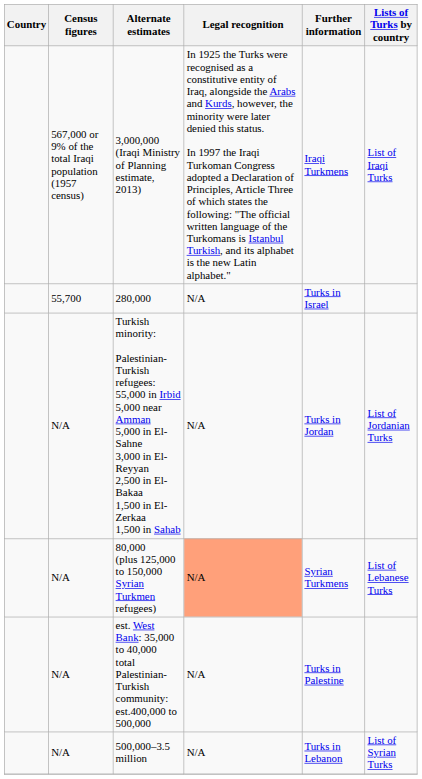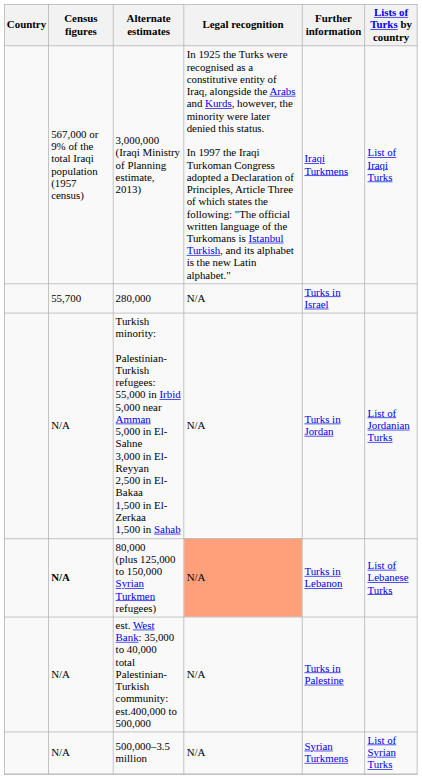(61, 577) normal -> (61, 577) bold
(326, 577) Syrian Turkmens -> (323, 577) Turks in Lebanon
(323, 753) Turks in Lebanon -> (326, 753) Syrian Turkmens
